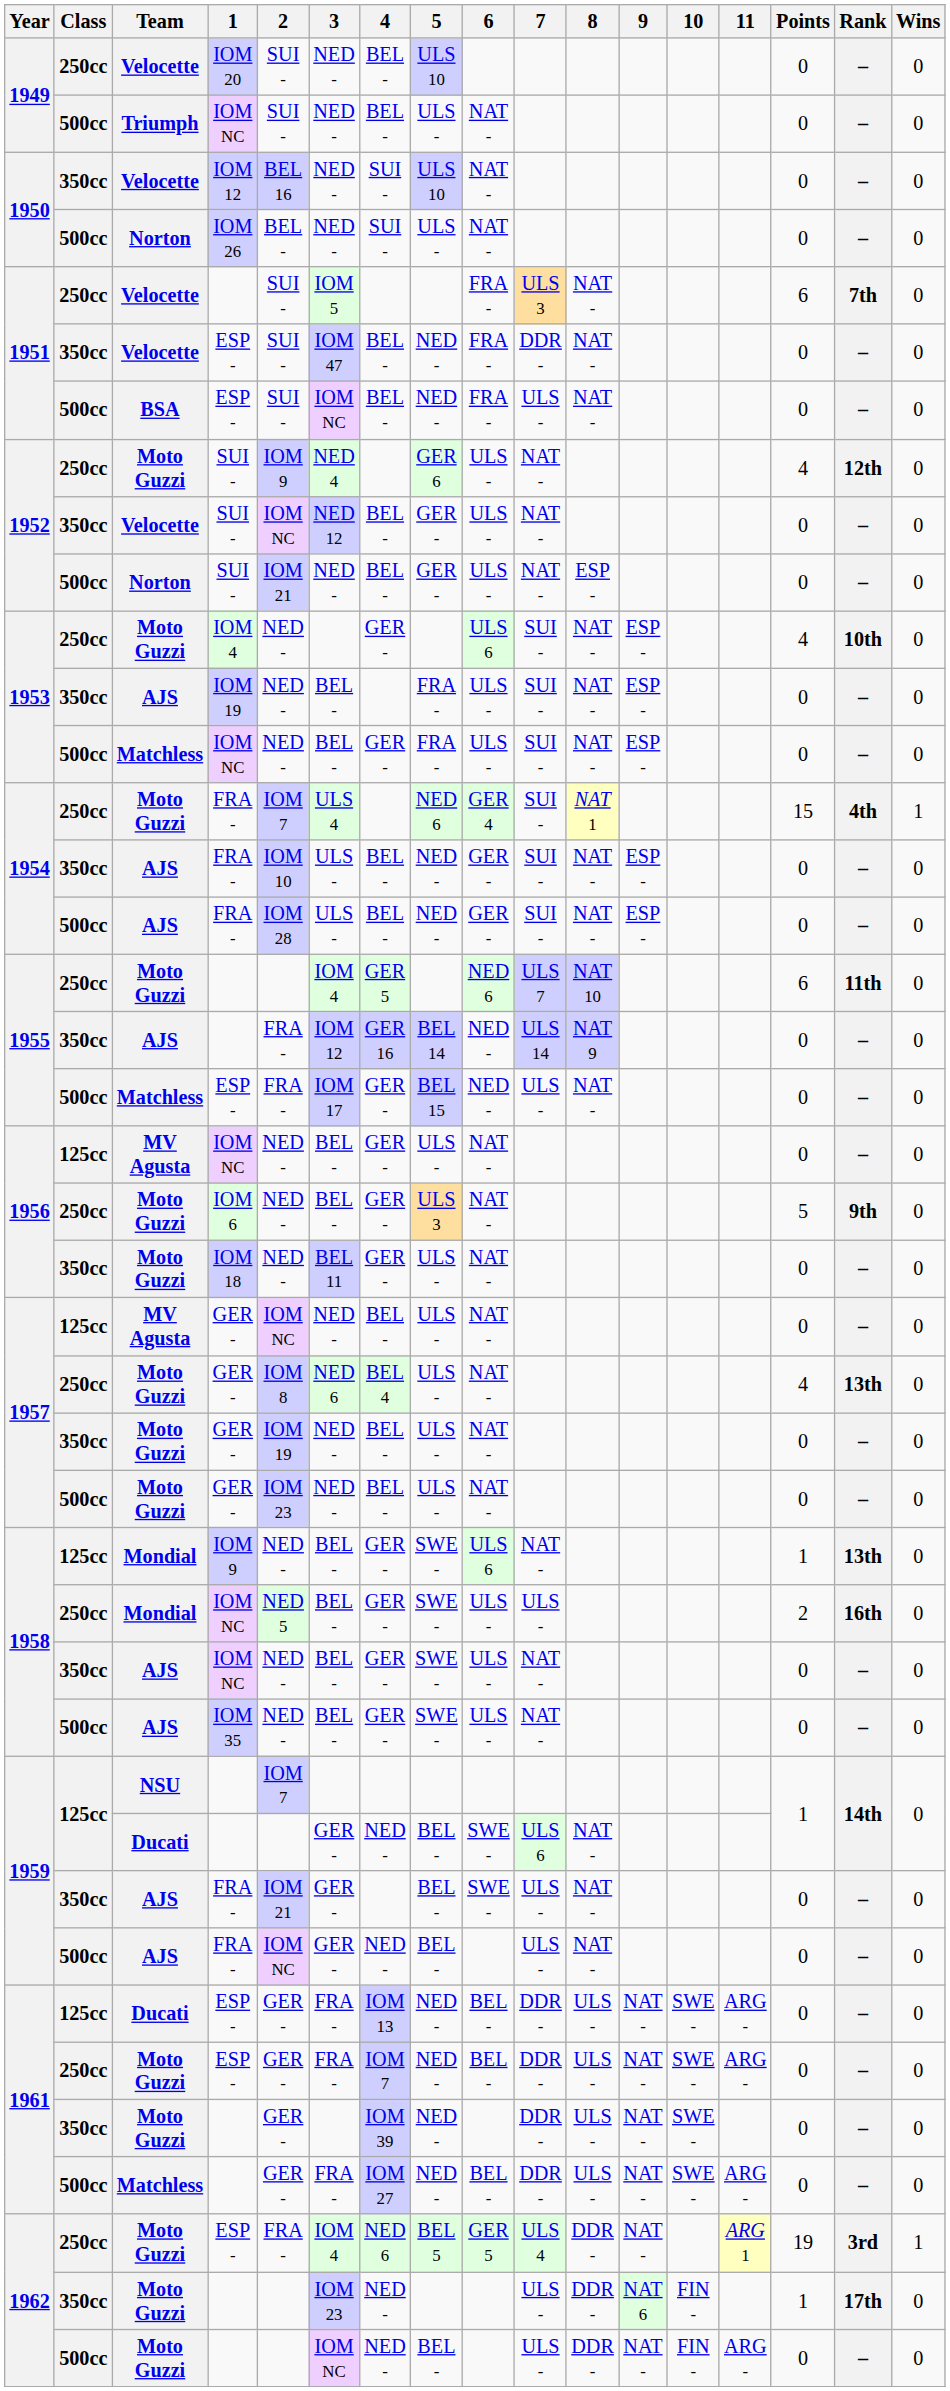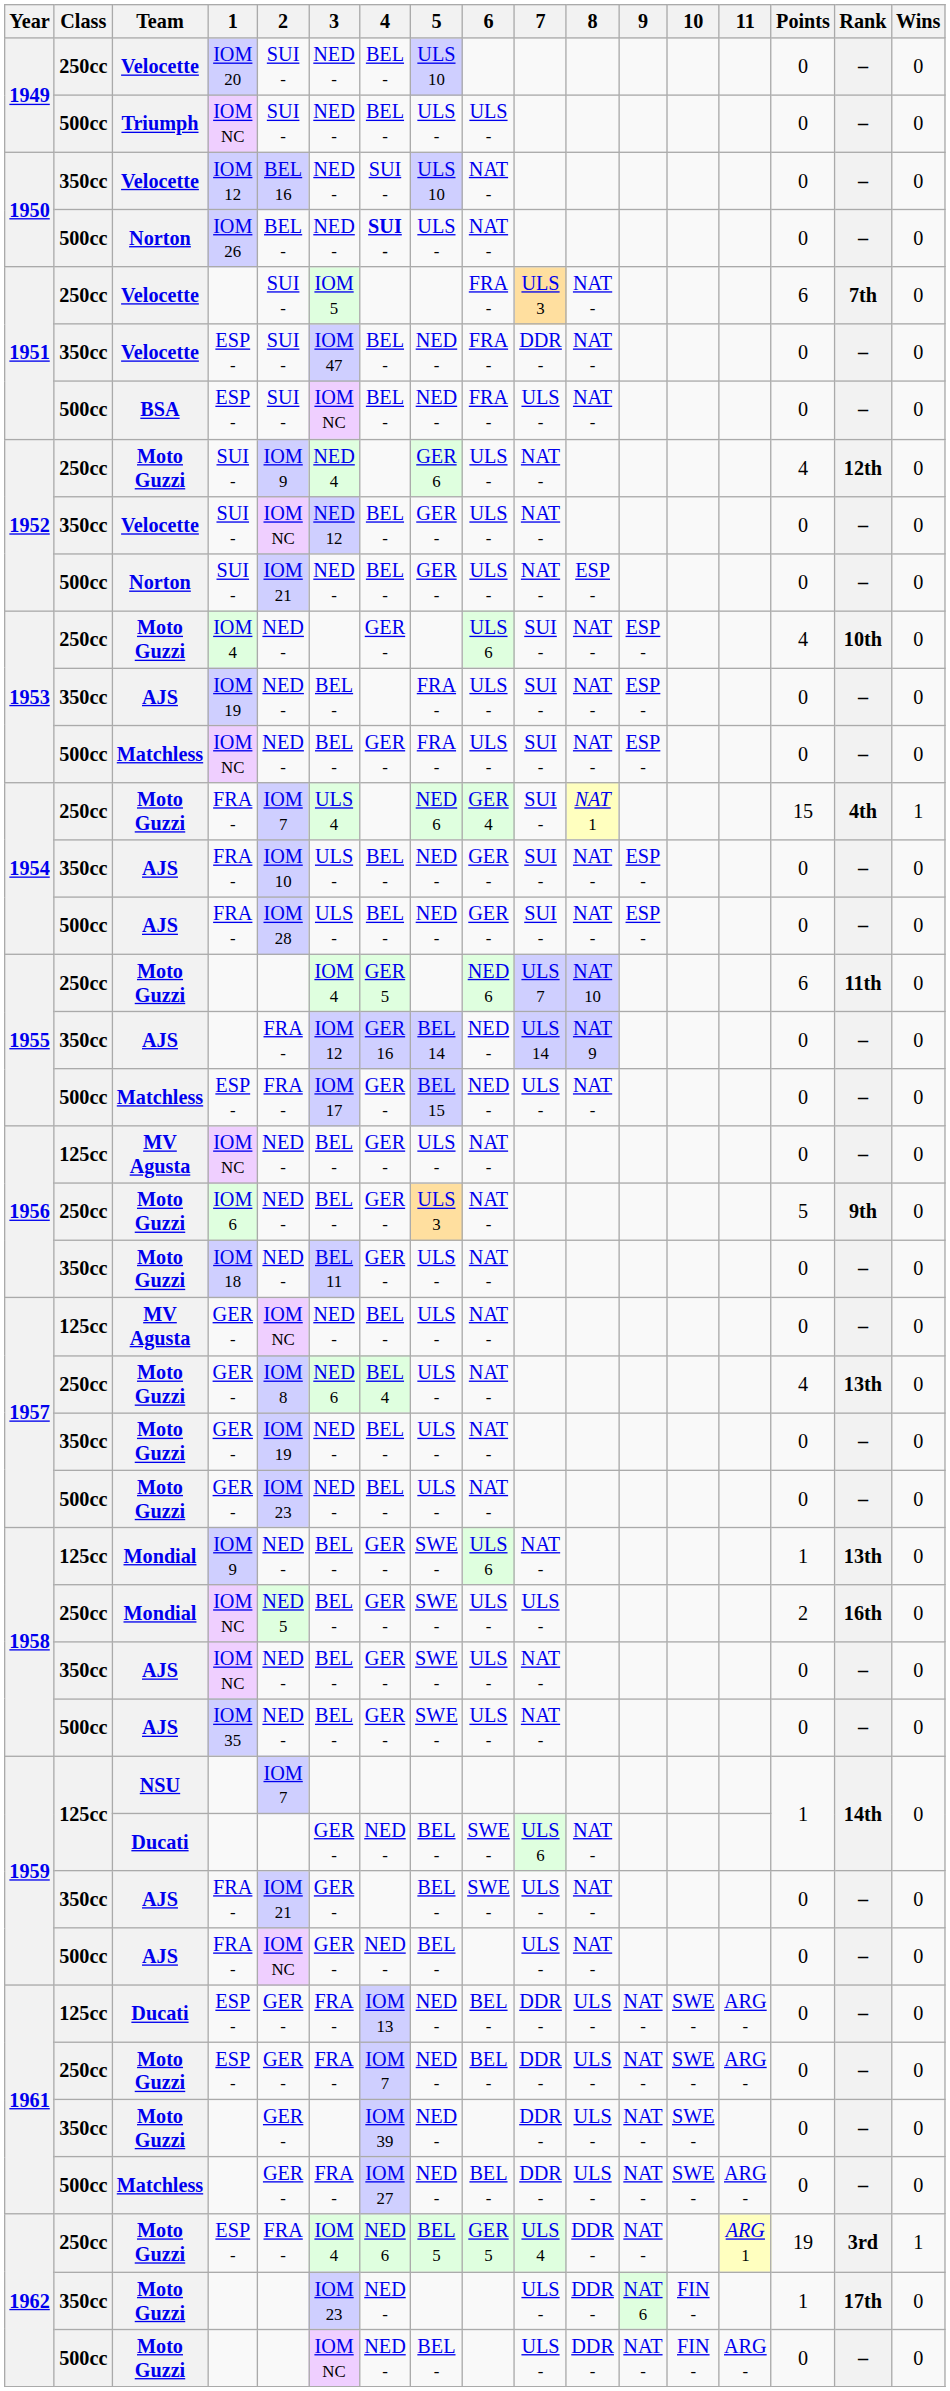(488, 123) NAT - -> (488, 123) ULS -
(385, 238) normal -> (385, 238) bold
